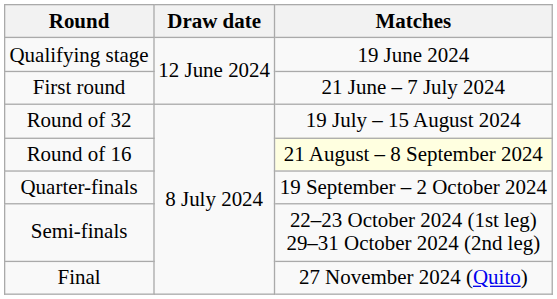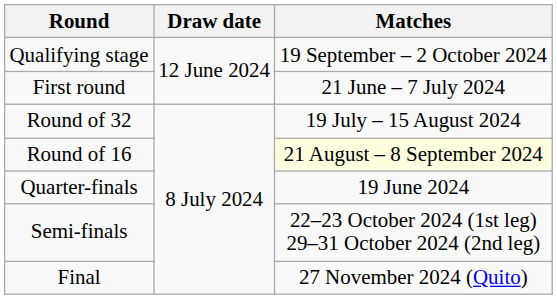(413, 54) 19 June 2024 -> (413, 54) 19 September – 2 October 2024
(413, 187) 19 September – 2 October 2024 -> (413, 187) 19 June 2024
